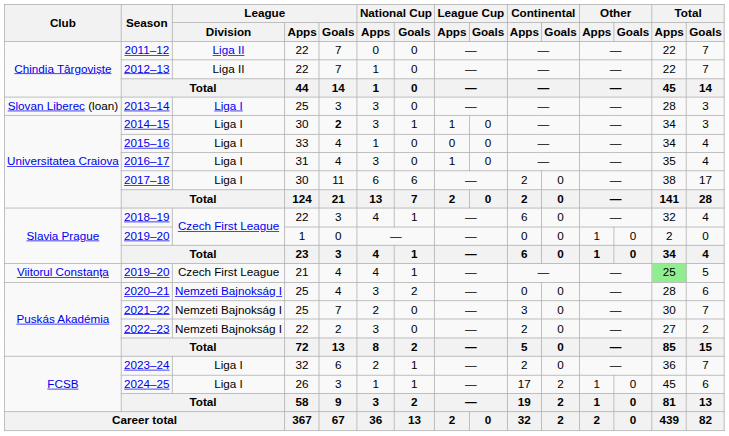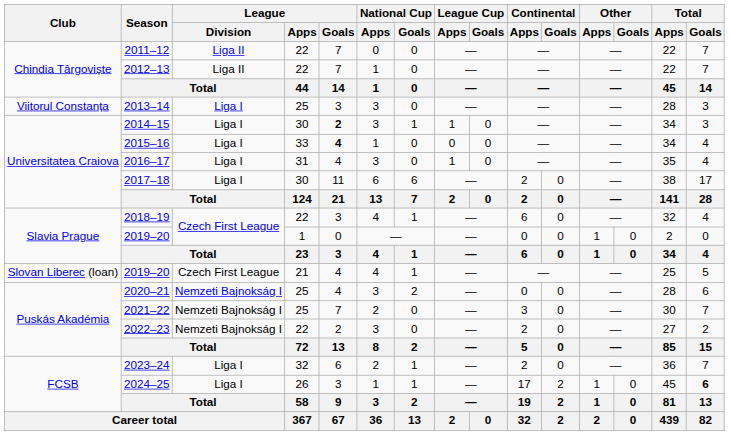(63, 106) Slovan Liberec (loan) -> (63, 106) Viitorul Constanța
(338, 143) normal -> (338, 143) bold
(63, 273) Viitorul Constanța -> (63, 273) Slovan Liberec (loan)
(669, 273) lightgreen background -> (669, 273) no background
(705, 384) normal -> (705, 384) bold
